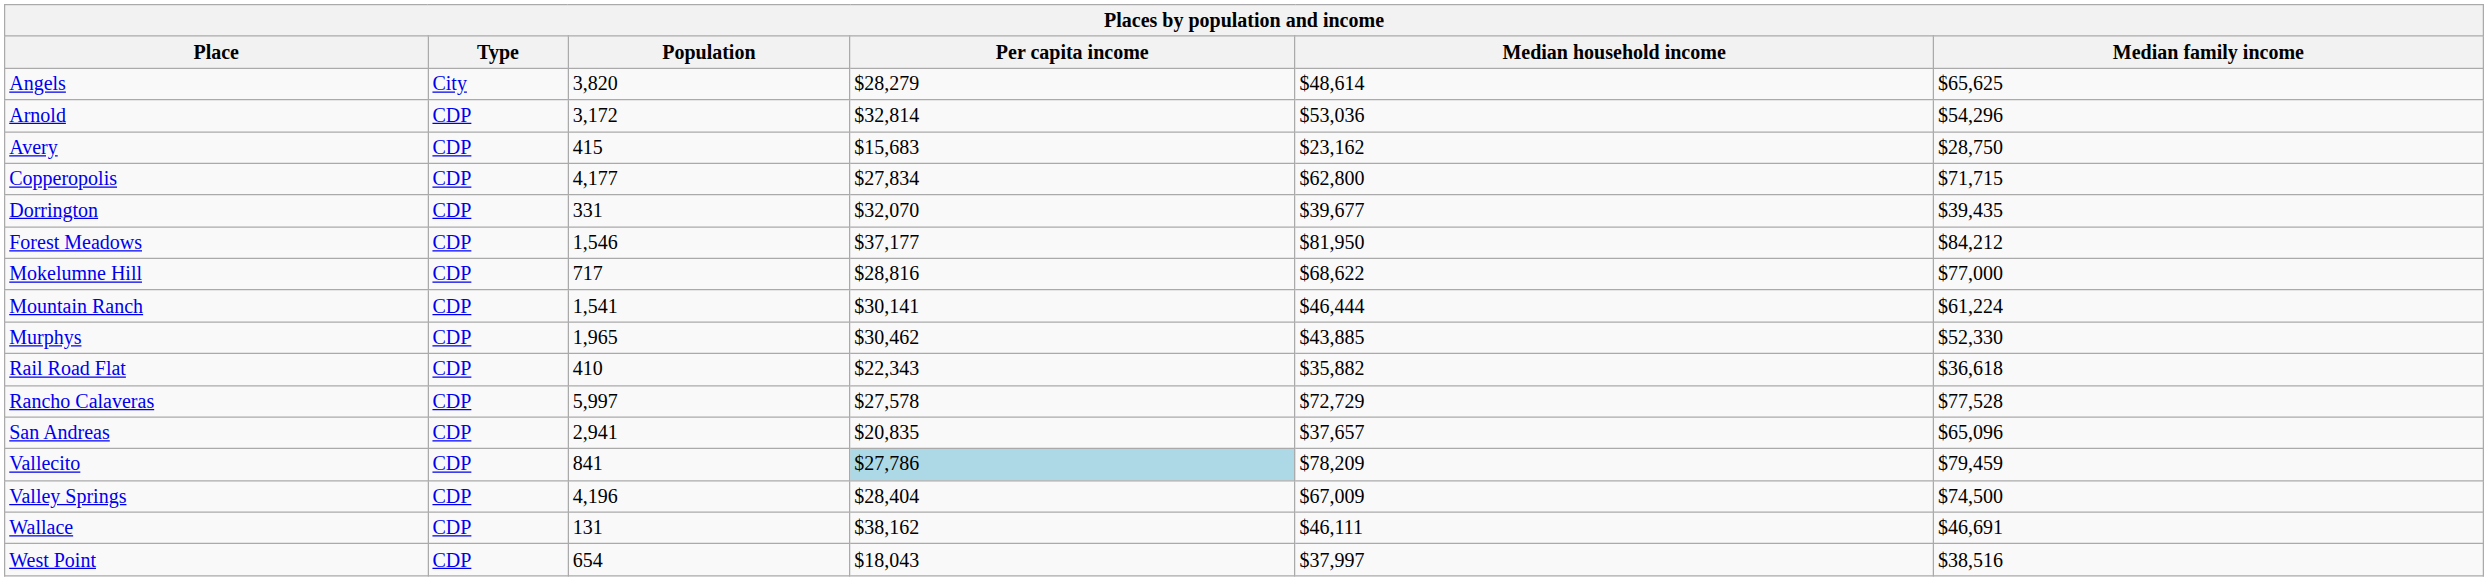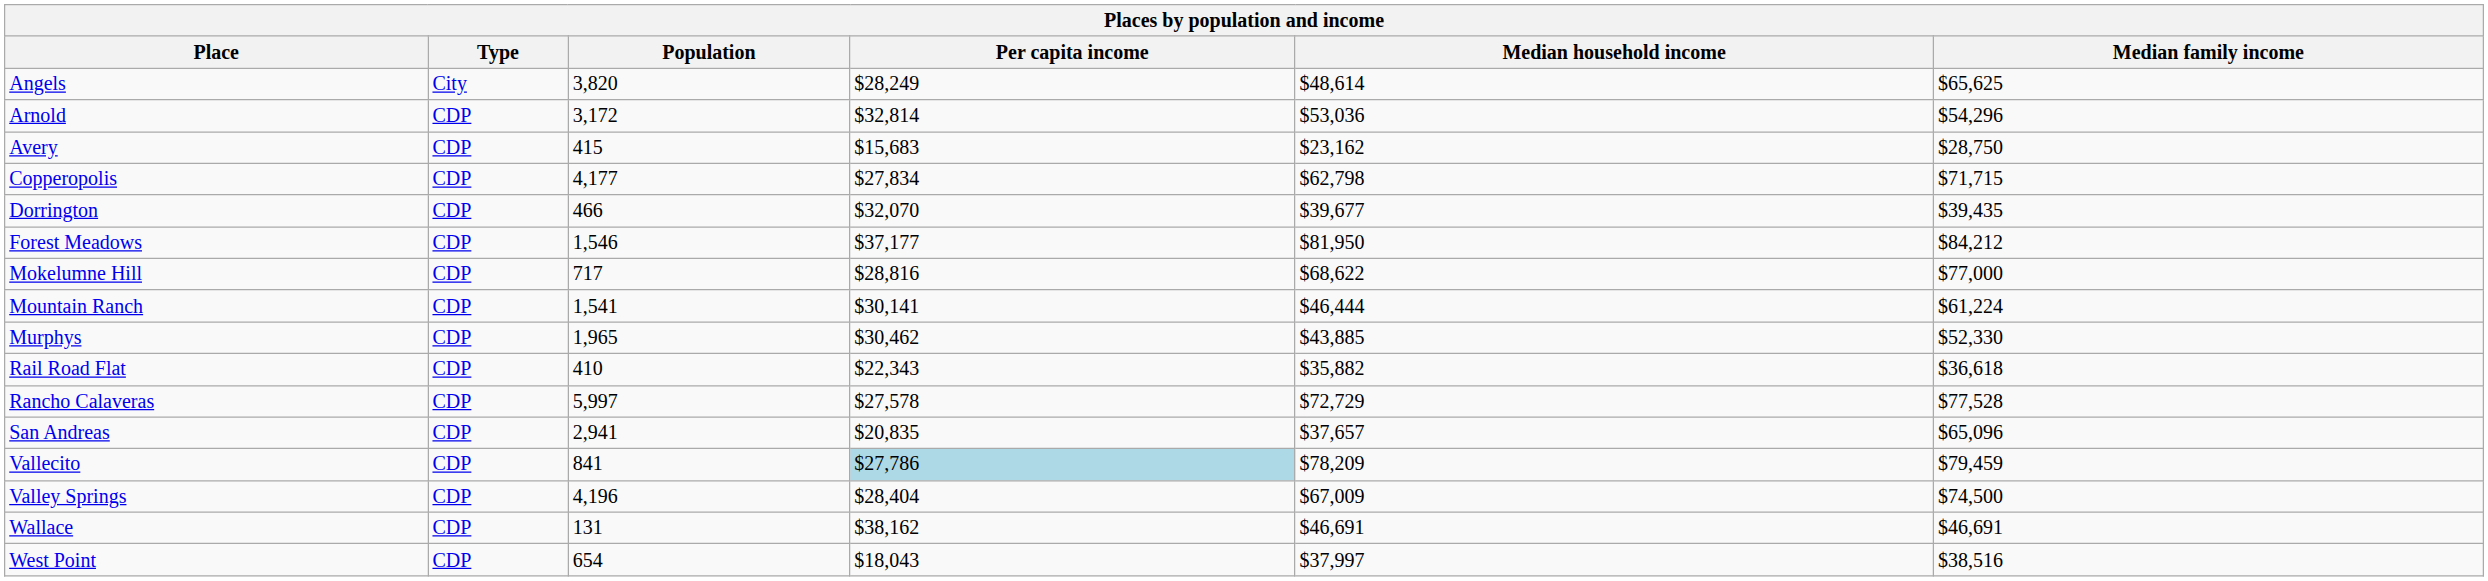(887, 83) $28,279 -> (887, 83) $28,249
(1332, 178) $62,800 -> (1332, 178) $62,798
(588, 210) 331 -> (588, 210) 466
(1331, 527) $46,111 -> (1332, 527) $46,691
